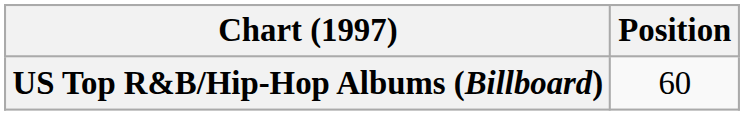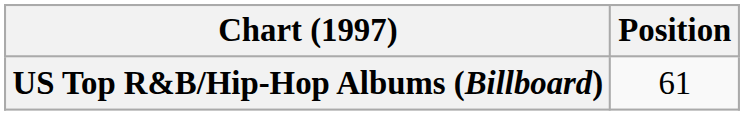(675, 82) 60 -> (675, 82) 61
